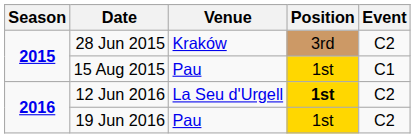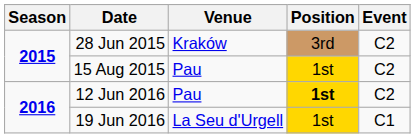(384, 69) C1 -> (384, 69) C2
(228, 95) La Seu d'Urgell -> (187, 95) Pau
(187, 121) Pau -> (228, 121) La Seu d'Urgell
(384, 121) C2 -> (384, 121) C1
